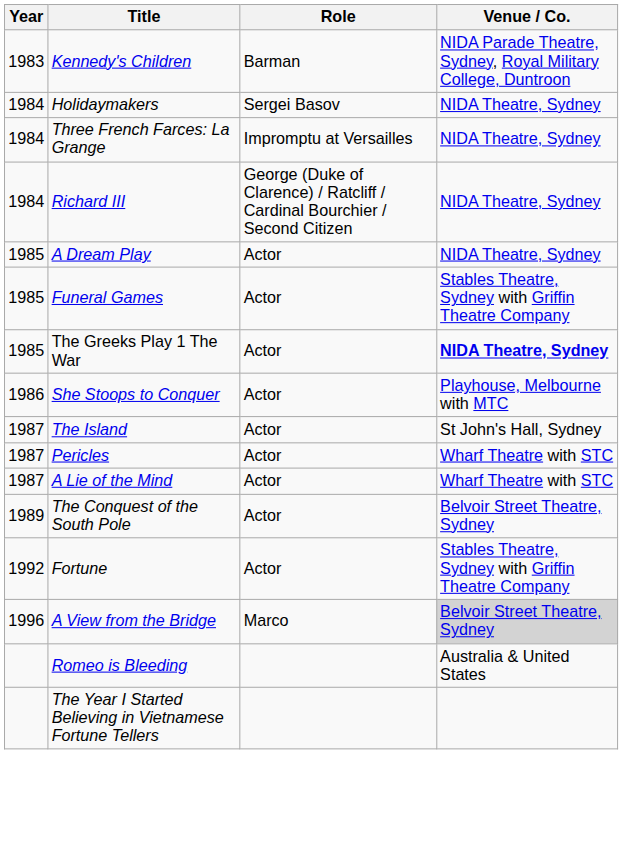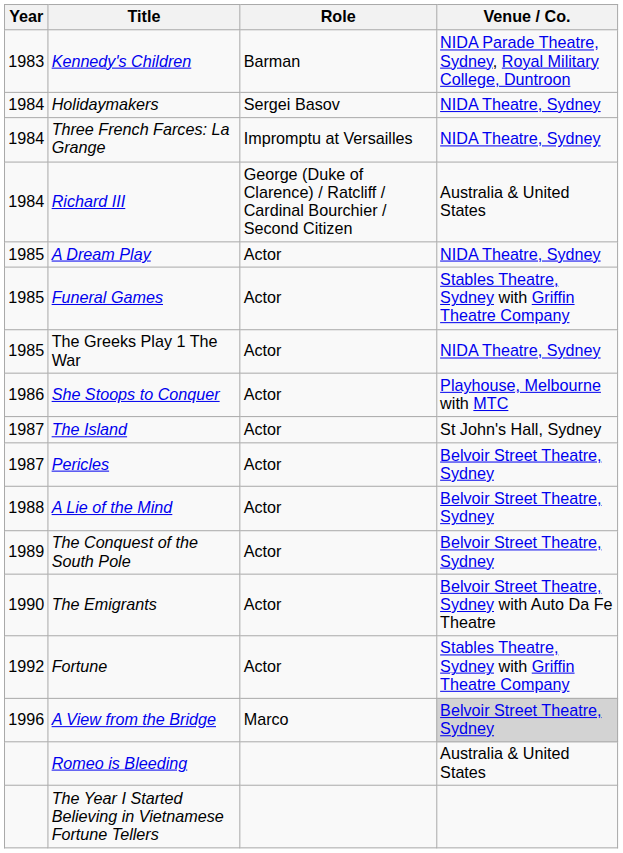(520, 201) NIDA Theatre, Sydney -> (505, 201) Australia & United States
(524, 351) bold -> (520, 351) normal
(527, 455) Wharf Theatre with STC -> (521, 464) Belvoir Street Theatre, Sydney
(26, 481) 1987 -> (26, 508) 1988
(527, 481) Wharf Theatre with STC -> (521, 508) Belvoir Street Theatre, Sydney
+ row: (104, 605)
